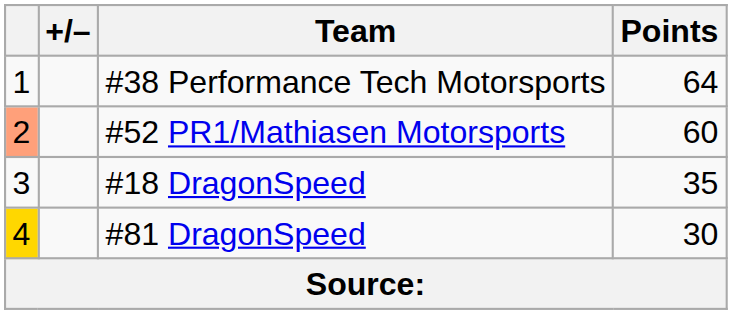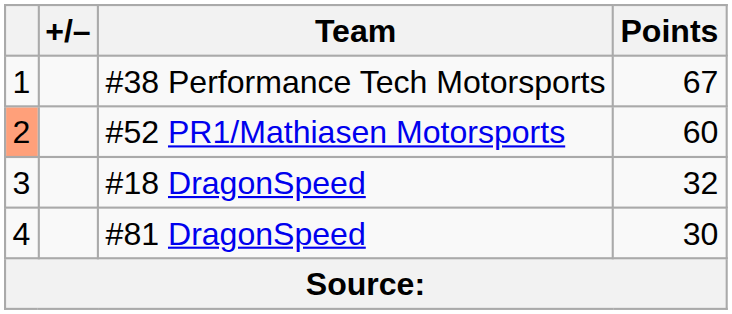(701, 81) 64 -> (701, 81) 67
(701, 183) 35 -> (701, 183) 32
(21, 234) gold background -> (21, 234) no background
